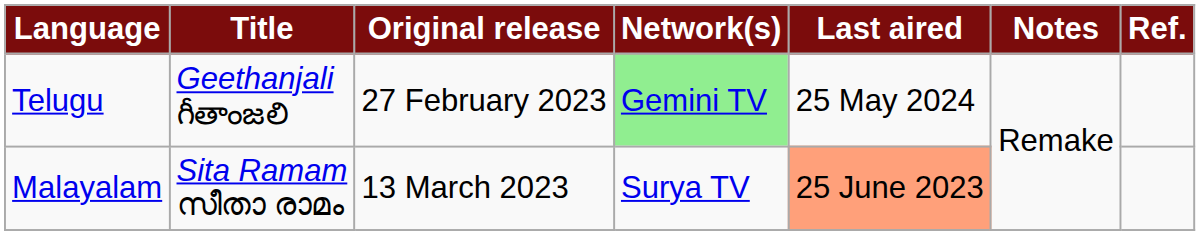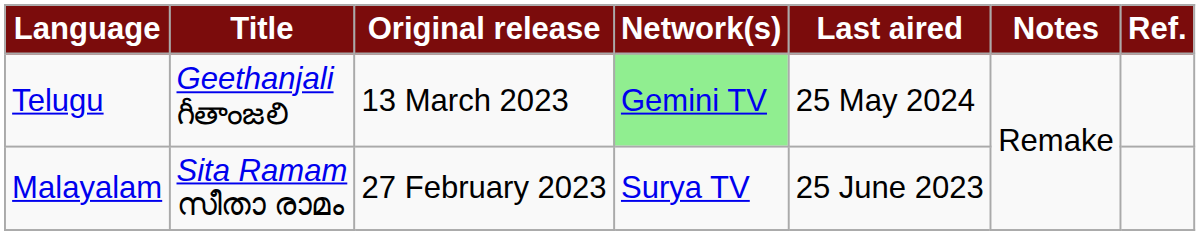(484, 99) 27 February 2023 -> (465, 99) 13 March 2023
(465, 187) 13 March 2023 -> (484, 187) 27 February 2023
(890, 187) lightsalmon background -> (890, 187) no background
